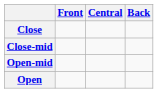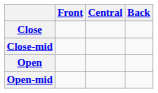rows swapped: (30, 63) <-> (30, 79)
